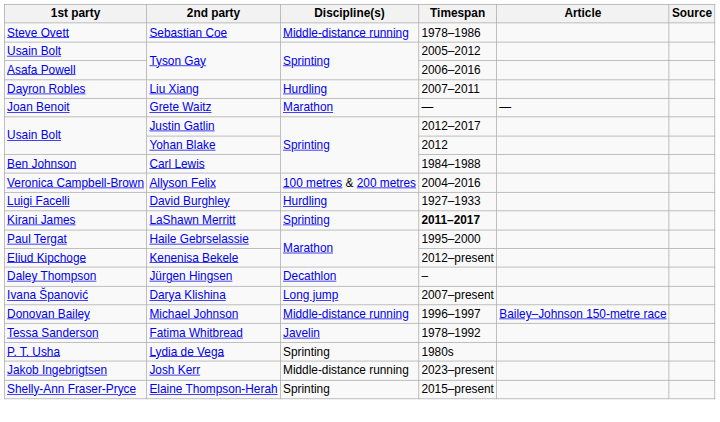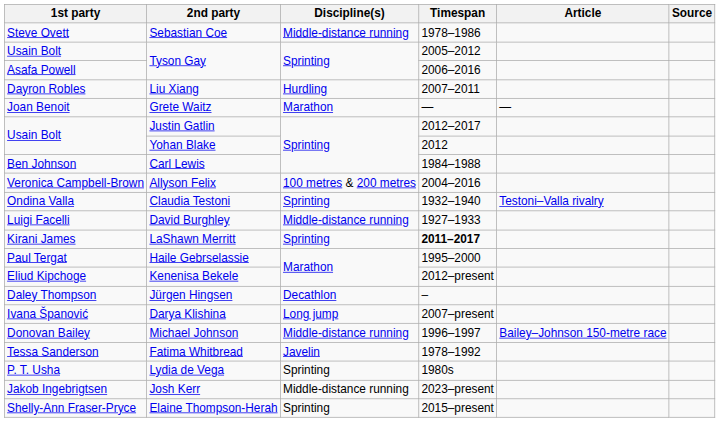+ row: (41, 201)
(305, 201) Hurdling -> (346, 220) Middle-distance running
